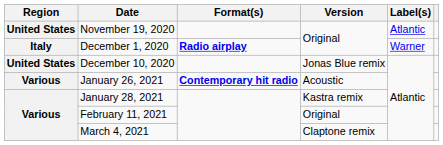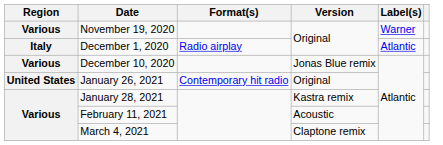(41, 30) United States -> (41, 30) Various
(408, 30) Atlantic -> (398, 30) Warner
(213, 47) bold -> (211, 47) normal
(407, 47) Warner -> (398, 47) Atlantic
(41, 64) United States -> (41, 64) Various
(41, 81) Various -> (41, 81) United States
(239, 81) bold -> (234, 81) normal
(323, 81) Acoustic -> (312, 81) Original
(321, 115) Original -> (314, 115) Acoustic
